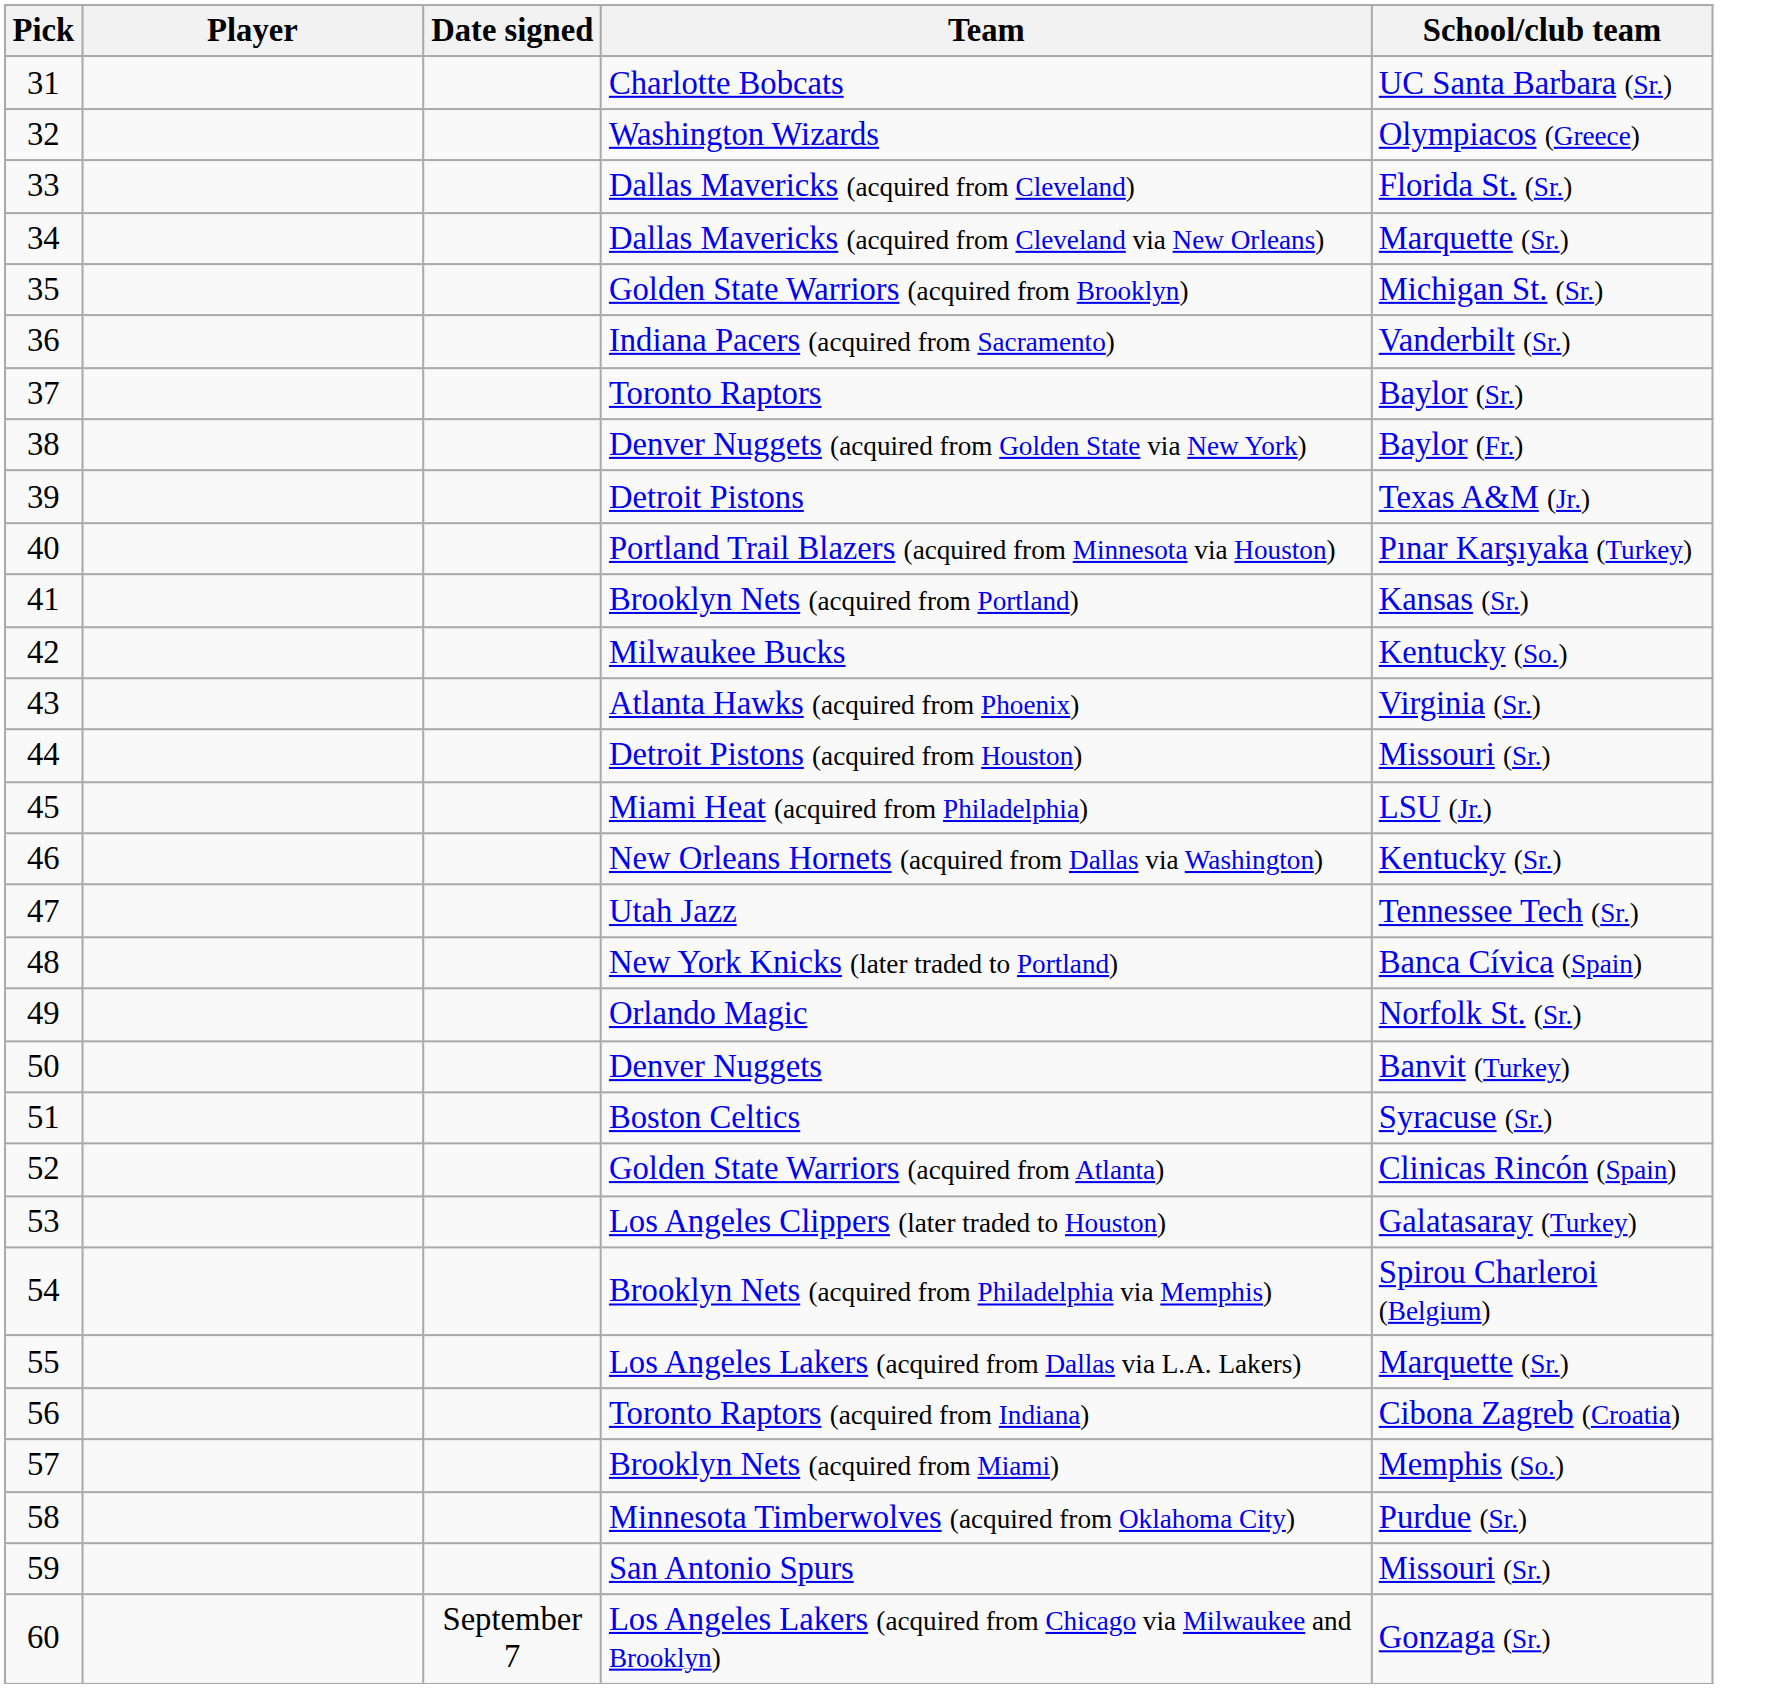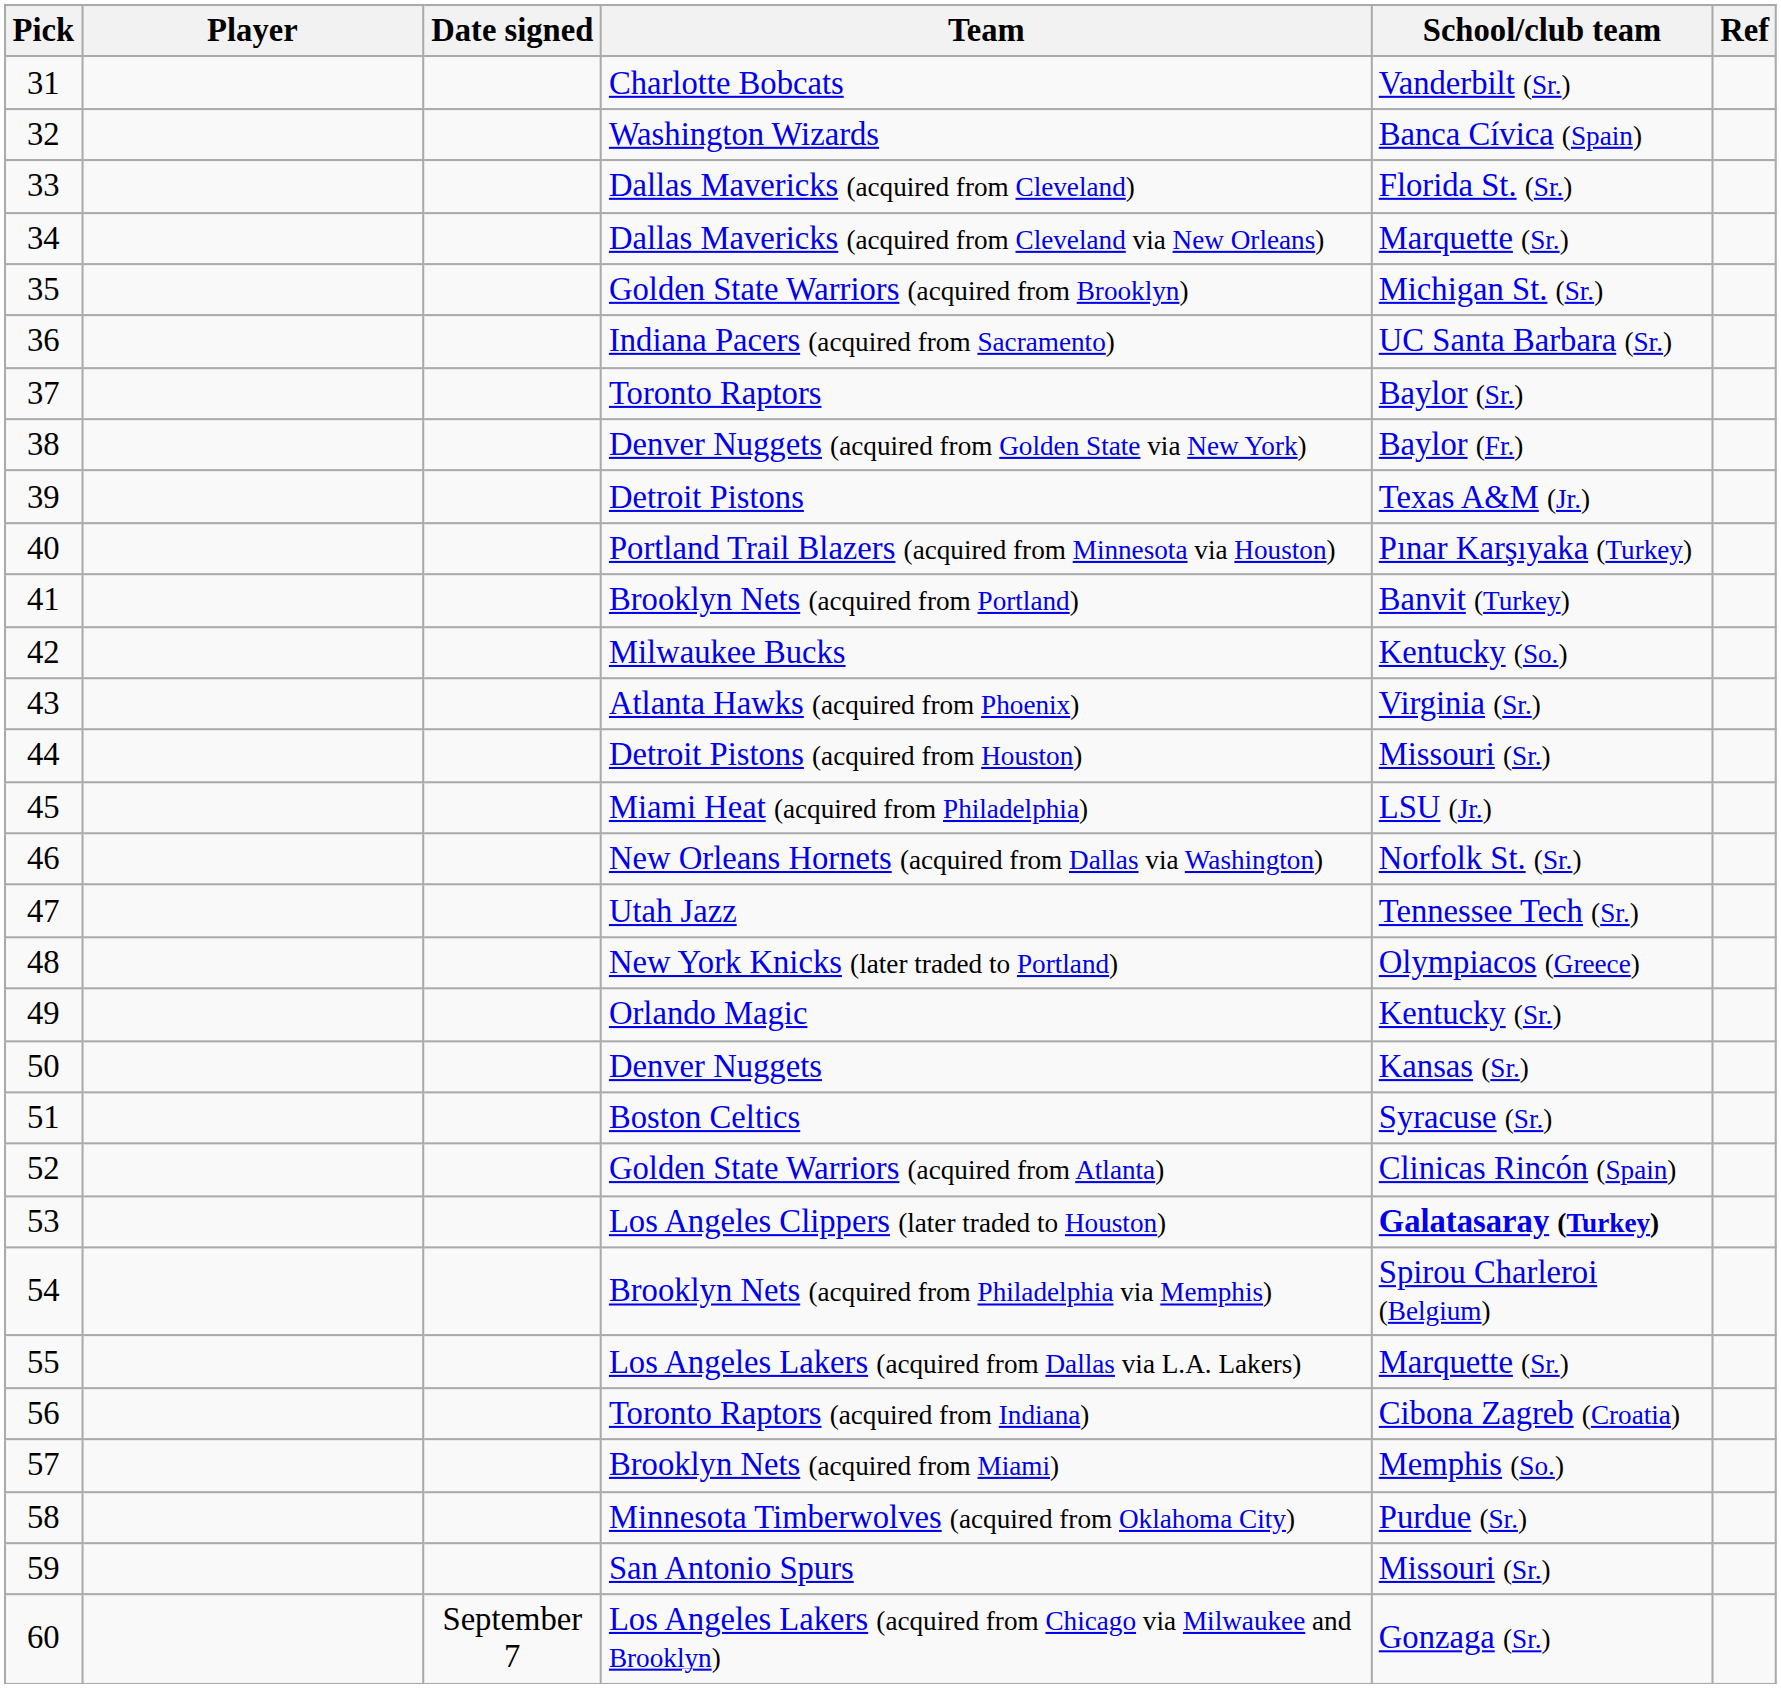+ column: (1745, 30)
(1525, 82) UC Santa Barbara (Sr.) -> (1475, 82) Vanderbilt (Sr.)
(1509, 133) Olympiacos (Greece) -> (1510, 133) Banca Cívica (Spain)
(1475, 340) Vanderbilt (Sr.) -> (1525, 340) UC Santa Barbara (Sr.)
(1454, 599) Kansas (Sr.) -> (1474, 599) Banvit (Turkey)
(1470, 858) Kentucky (Sr.) -> (1480, 858) Norfolk St. (Sr.)
(1510, 962) Banca Cívica (Spain) -> (1509, 962) Olympiacos (Greece)
(1480, 1013) Norfolk St. (Sr.) -> (1470, 1013) Kentucky (Sr.)
(1474, 1065) Banvit (Turkey) -> (1454, 1065) Kansas (Sr.)
(1508, 1220) normal -> (1519, 1220) bold
